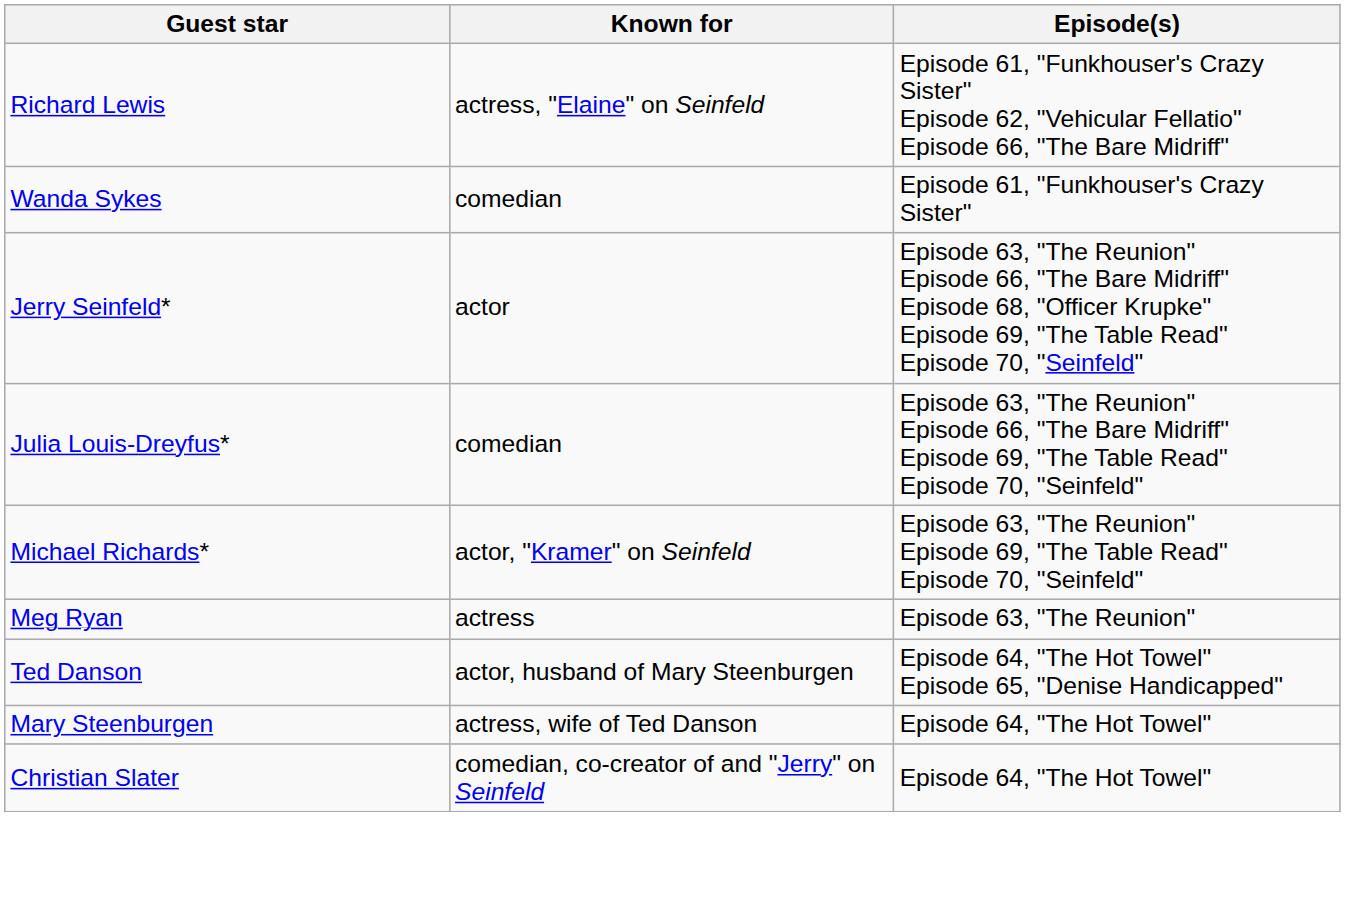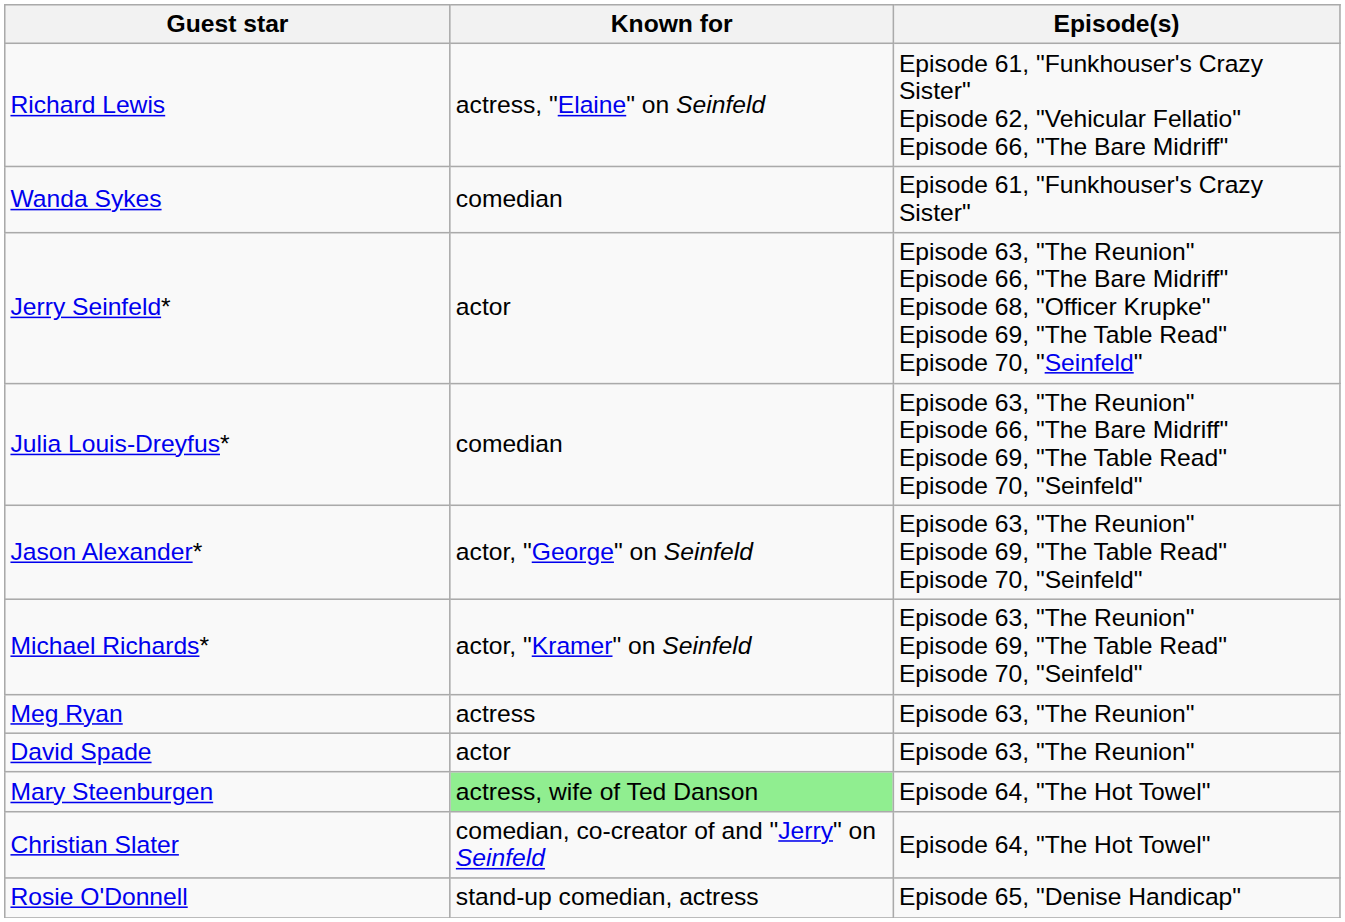+ row: (106, 552)
+ row: (81, 752)
- row: (76, 671)
(606, 724) no background -> (607, 791) lightgreen background
+ row: (99, 897)
